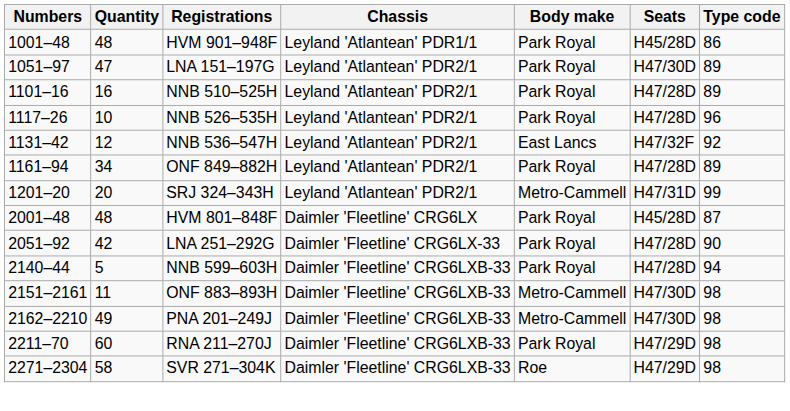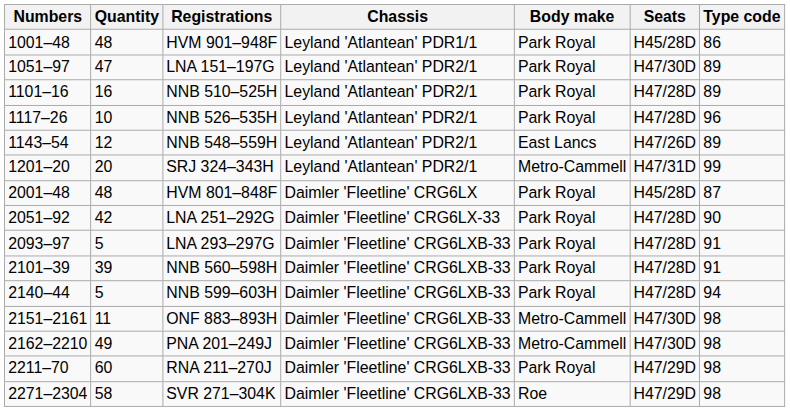- row: (222, 142)
+ row: (222, 142)
- row: (222, 167)
+ row: (220, 243)
+ row: (222, 268)
